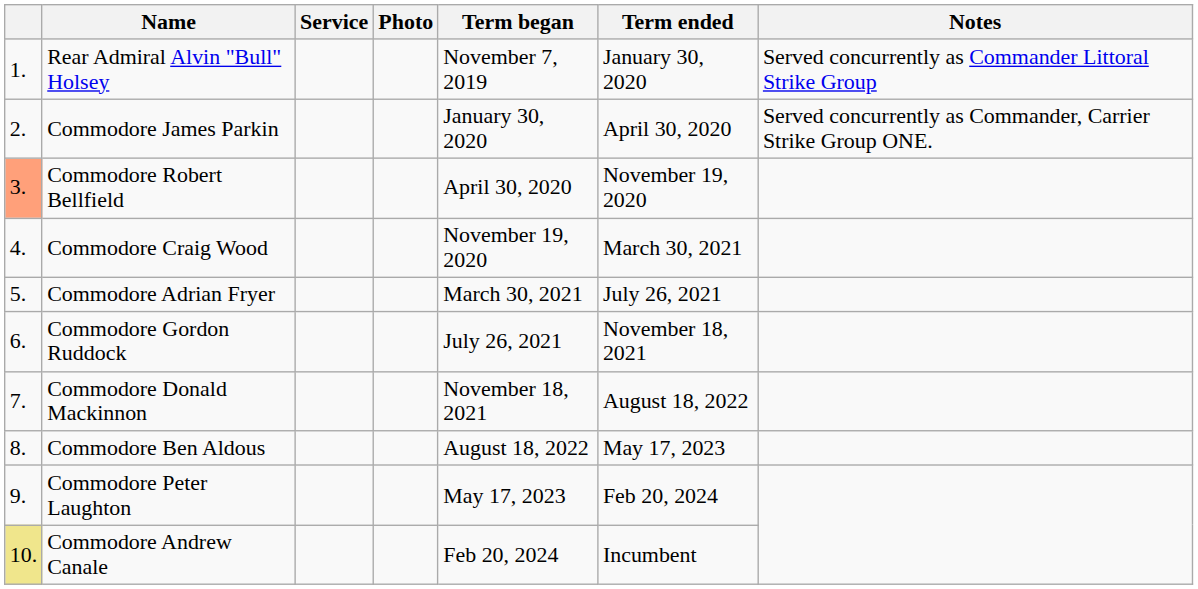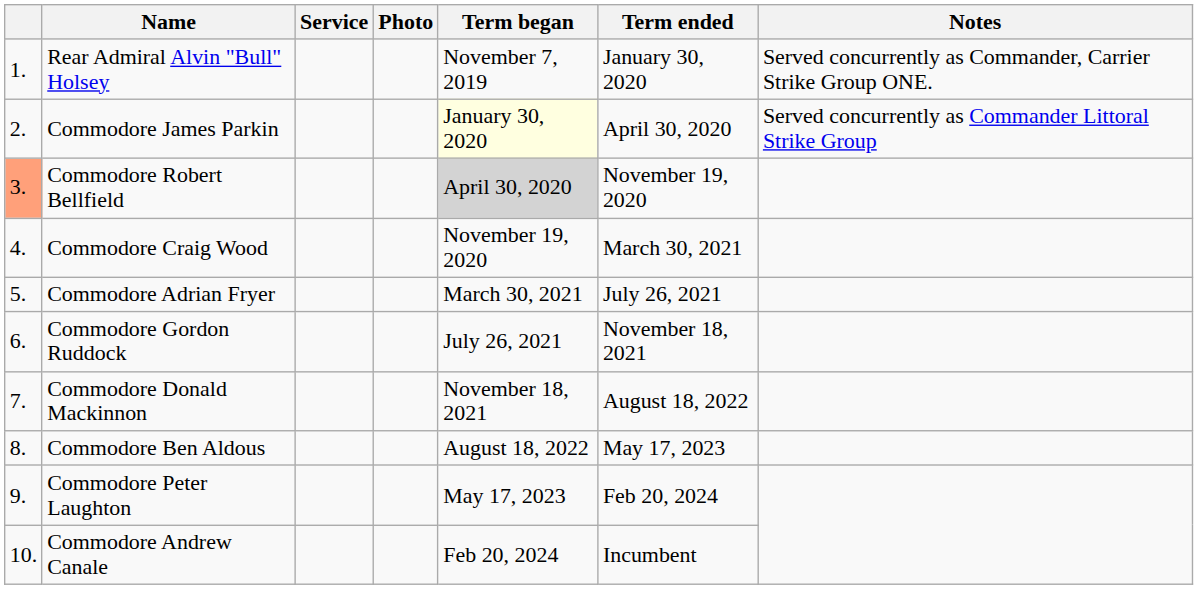(956, 68) Served concurrently as Commander Littoral Strike Group -> (956, 68) Served concurrently as Commander, Carrier Strike Group ONE.
(494, 128) no background -> (494, 128) lightyellow background
(956, 128) Served concurrently as Commander, Carrier Strike Group ONE. -> (956, 128) Served concurrently as Commander Littoral Strike Group
(508, 187) no background -> (508, 187) lightgrey background
(23, 554) khaki background -> (23, 554) no background
